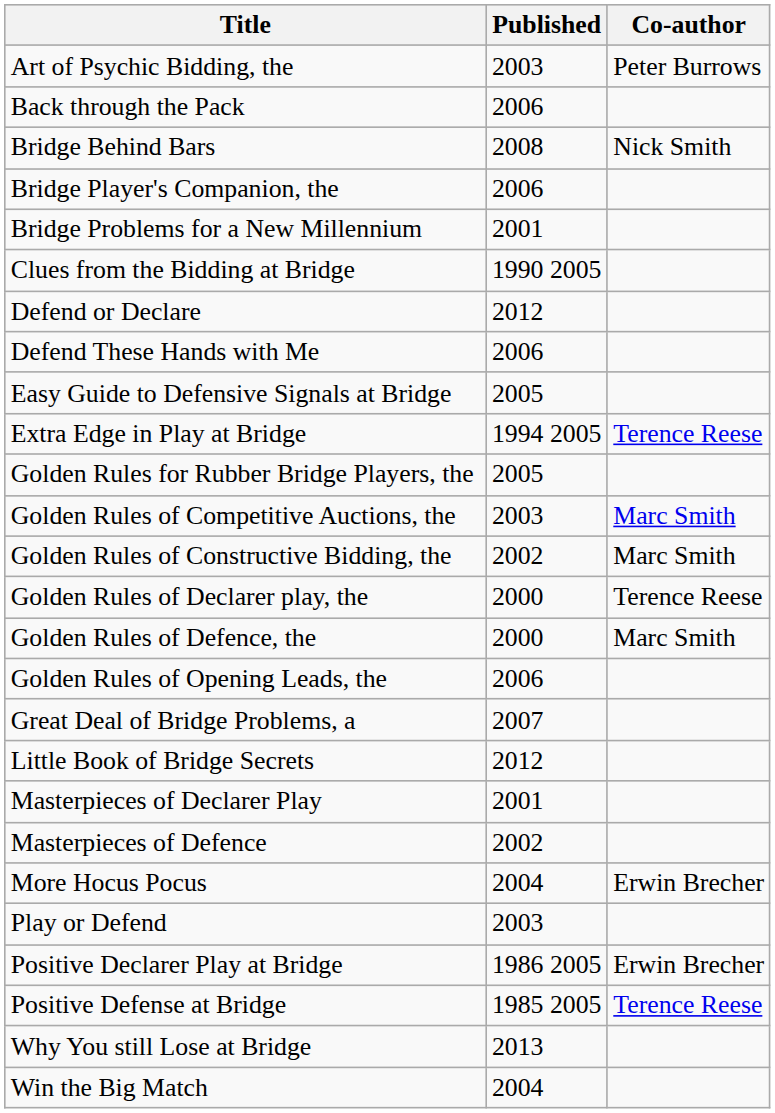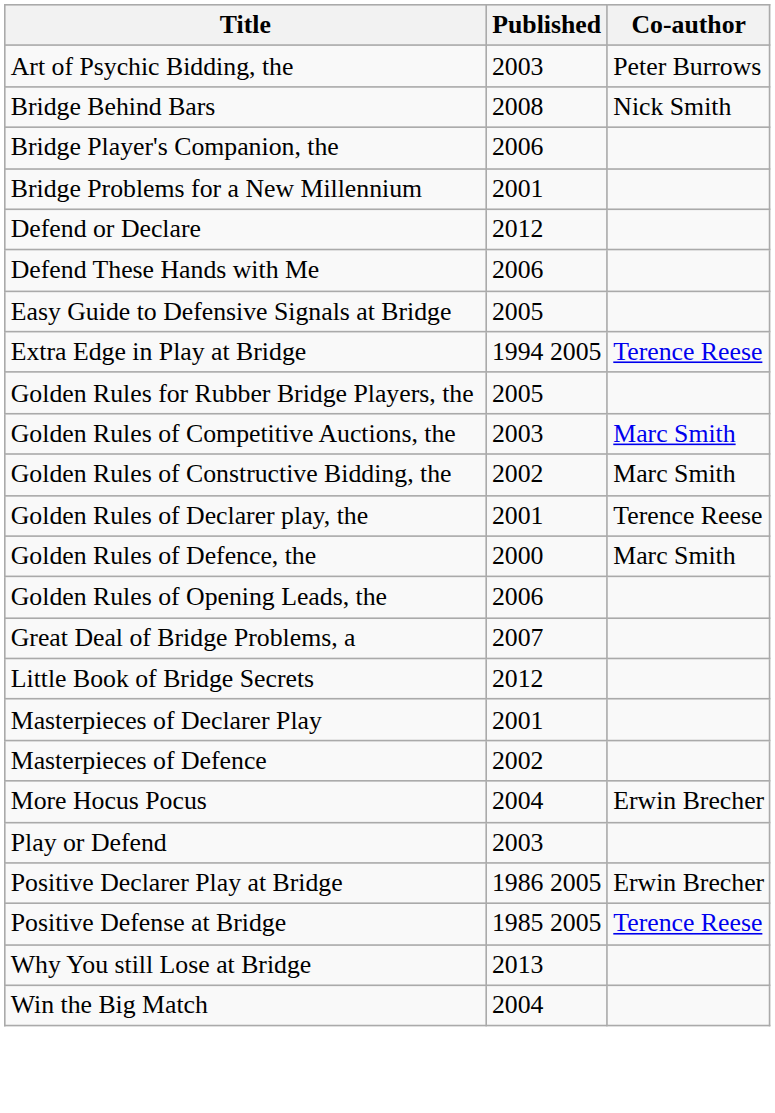- row: (128, 106)
- row: (183, 270)
(518, 596) 2000 -> (518, 515) 2001
